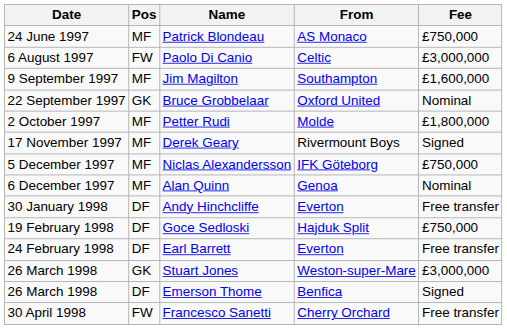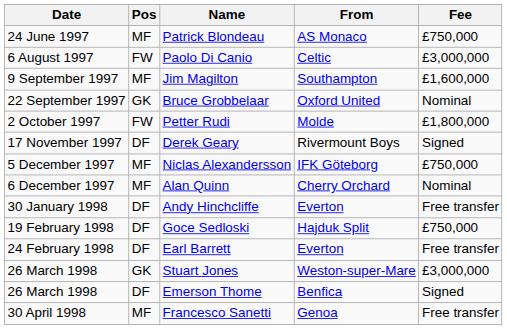(141, 121) MF -> (142, 121) FW
(141, 143) MF -> (141, 143) DF
(317, 185) Genoa -> (344, 185) Cherry Orchard
(142, 313) FW -> (141, 313) MF
(344, 313) Cherry Orchard -> (317, 313) Genoa
